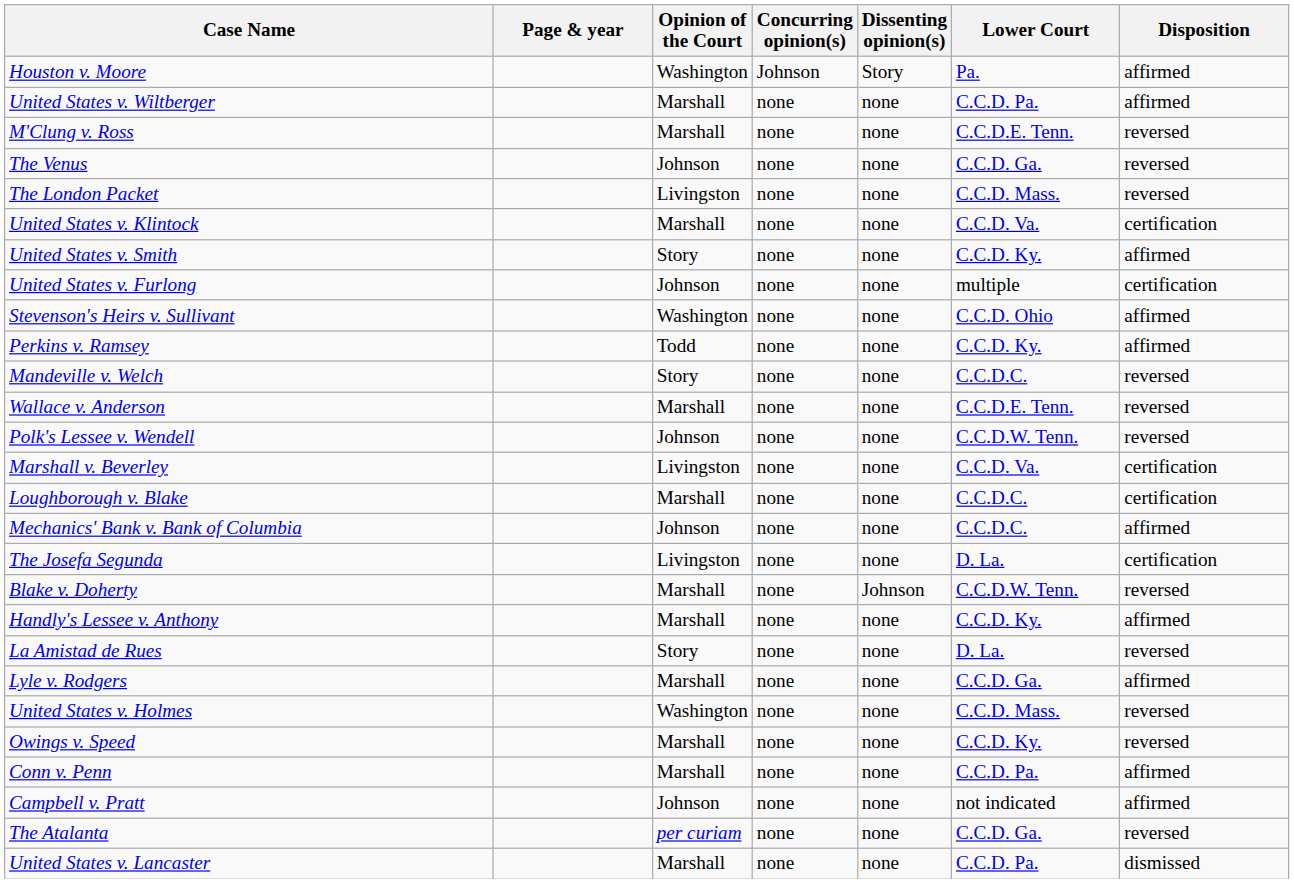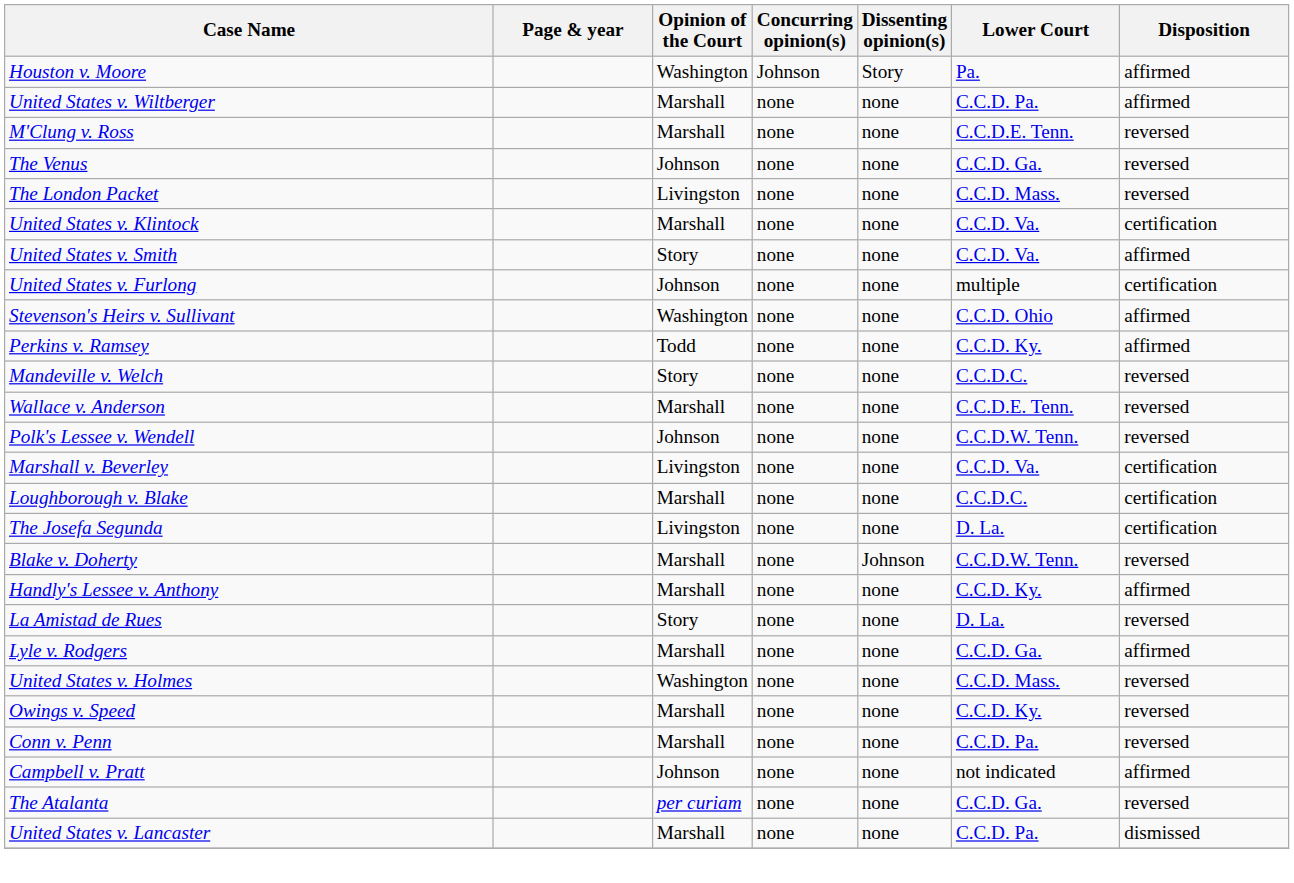(999, 254) C.C.D. Ky. -> (998, 254) C.C.D. Va.
- row: (155, 528)
(1157, 772) affirmed -> (1157, 741) reversed
